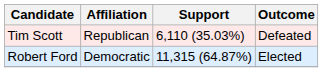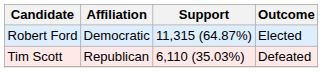rows swapped: (42, 56) <-> (35, 35)
